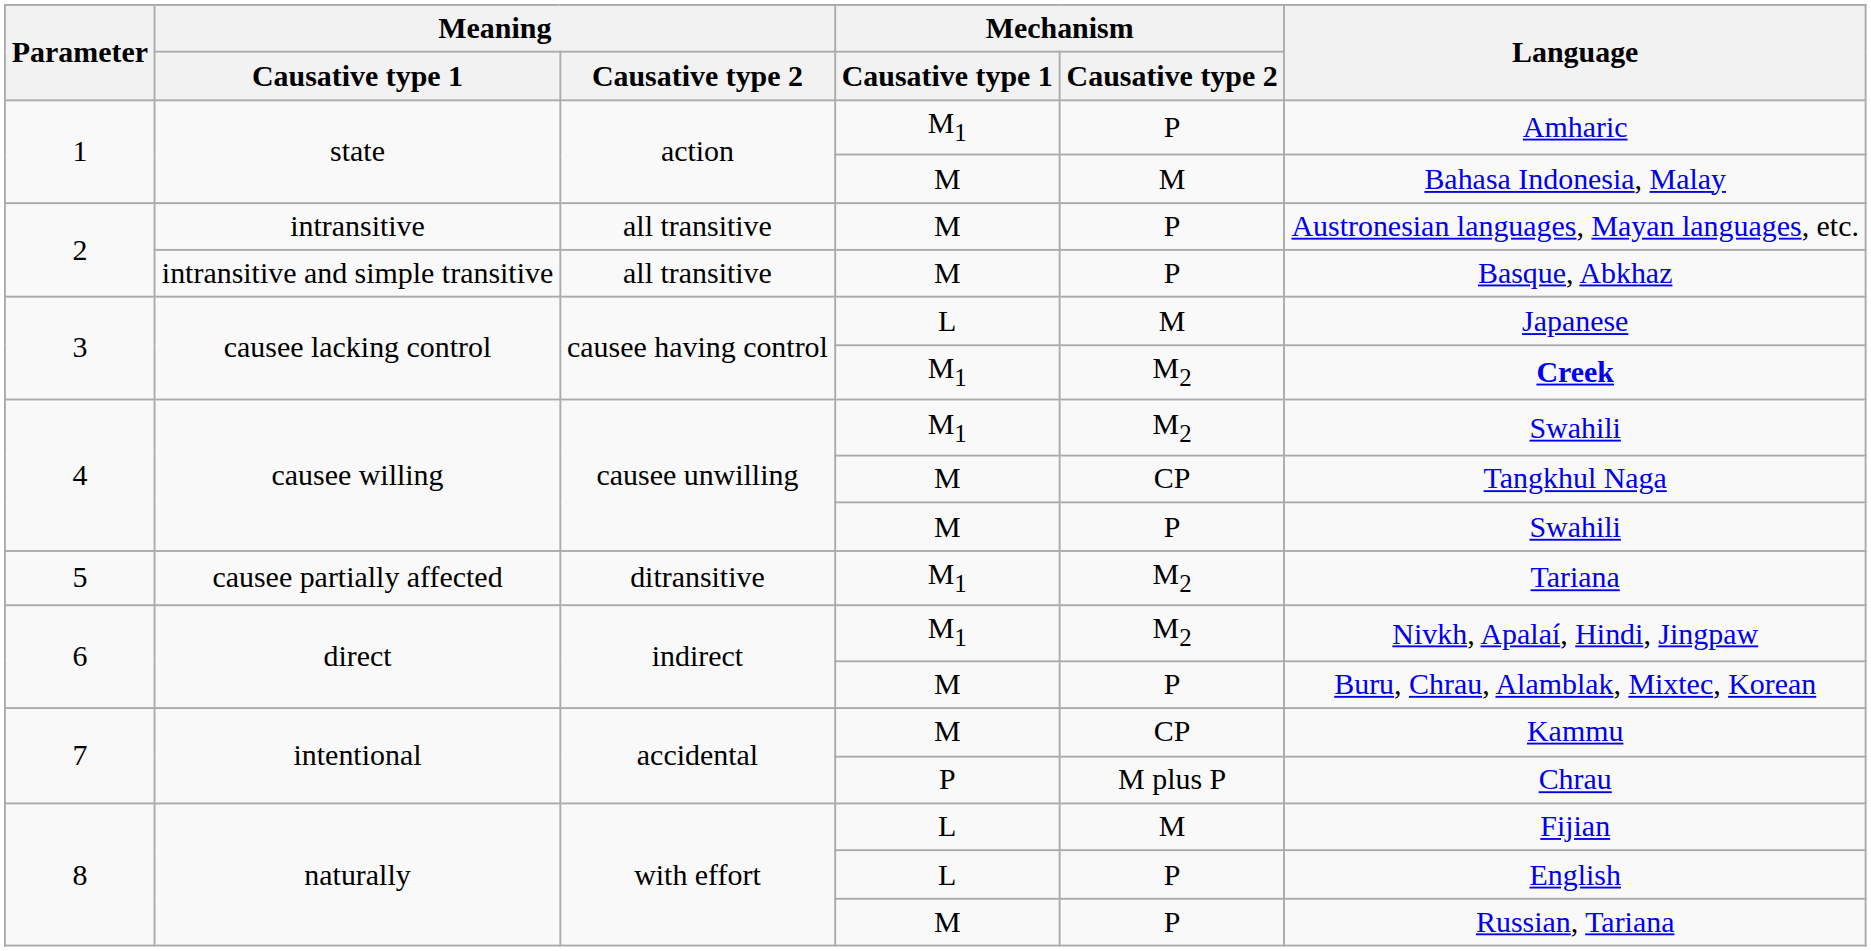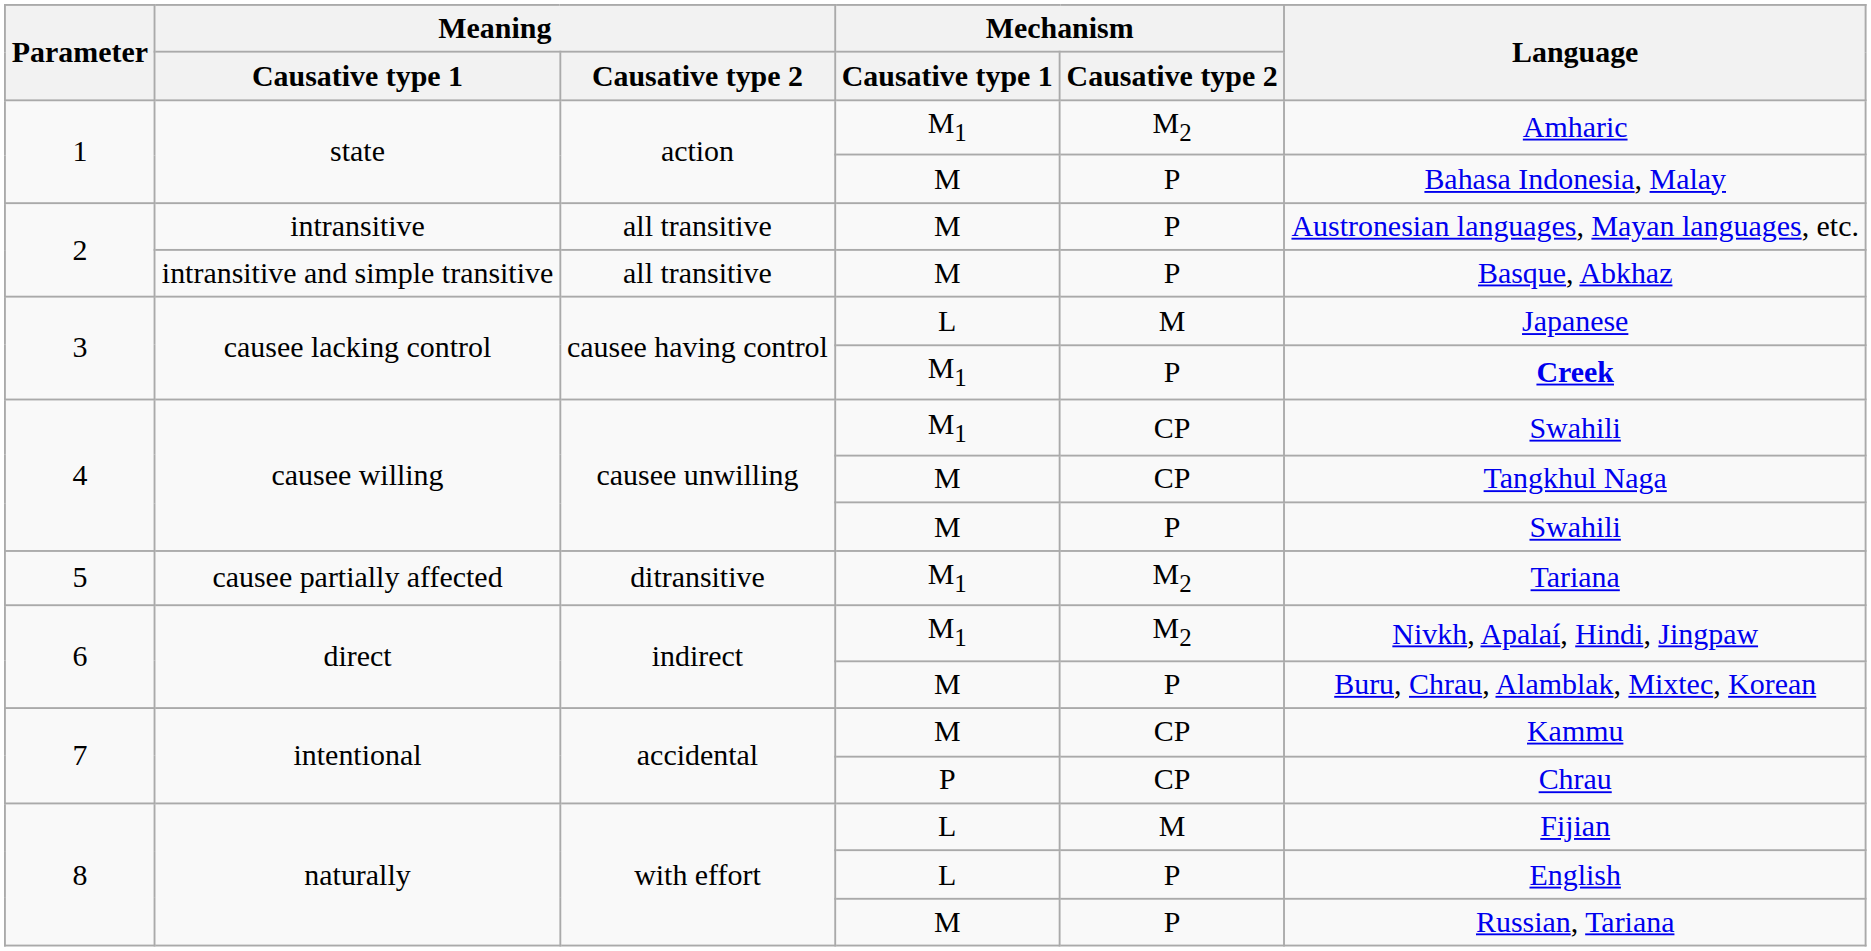(1172, 127) P -> (1172, 127) M2
(1172, 178) M -> (1172, 178) P
(1172, 372) M2 -> (1172, 372) P
(1172, 427) M2 -> (1172, 427) CP
(1172, 779) M plus P -> (1172, 779) CP
